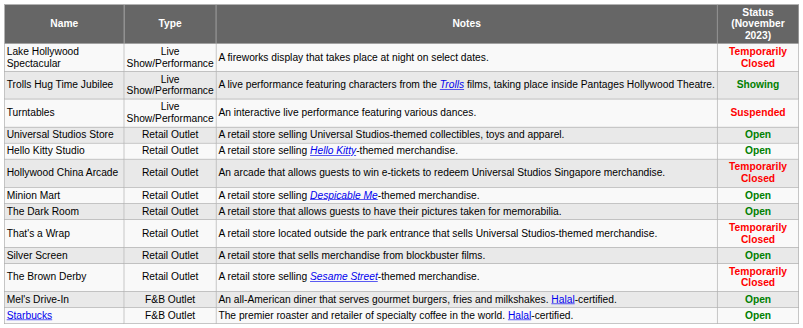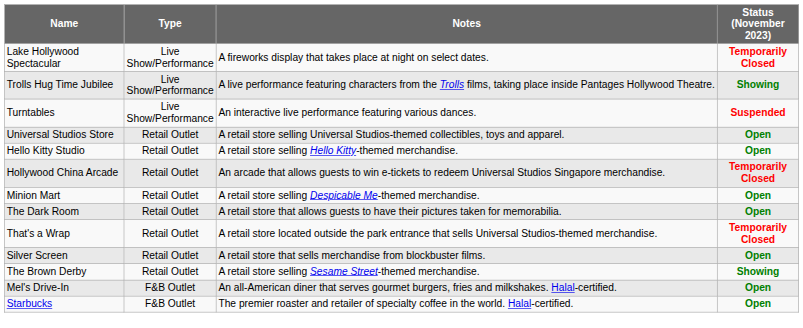(758, 277) Temporarily Closed -> (758, 271) Showing
